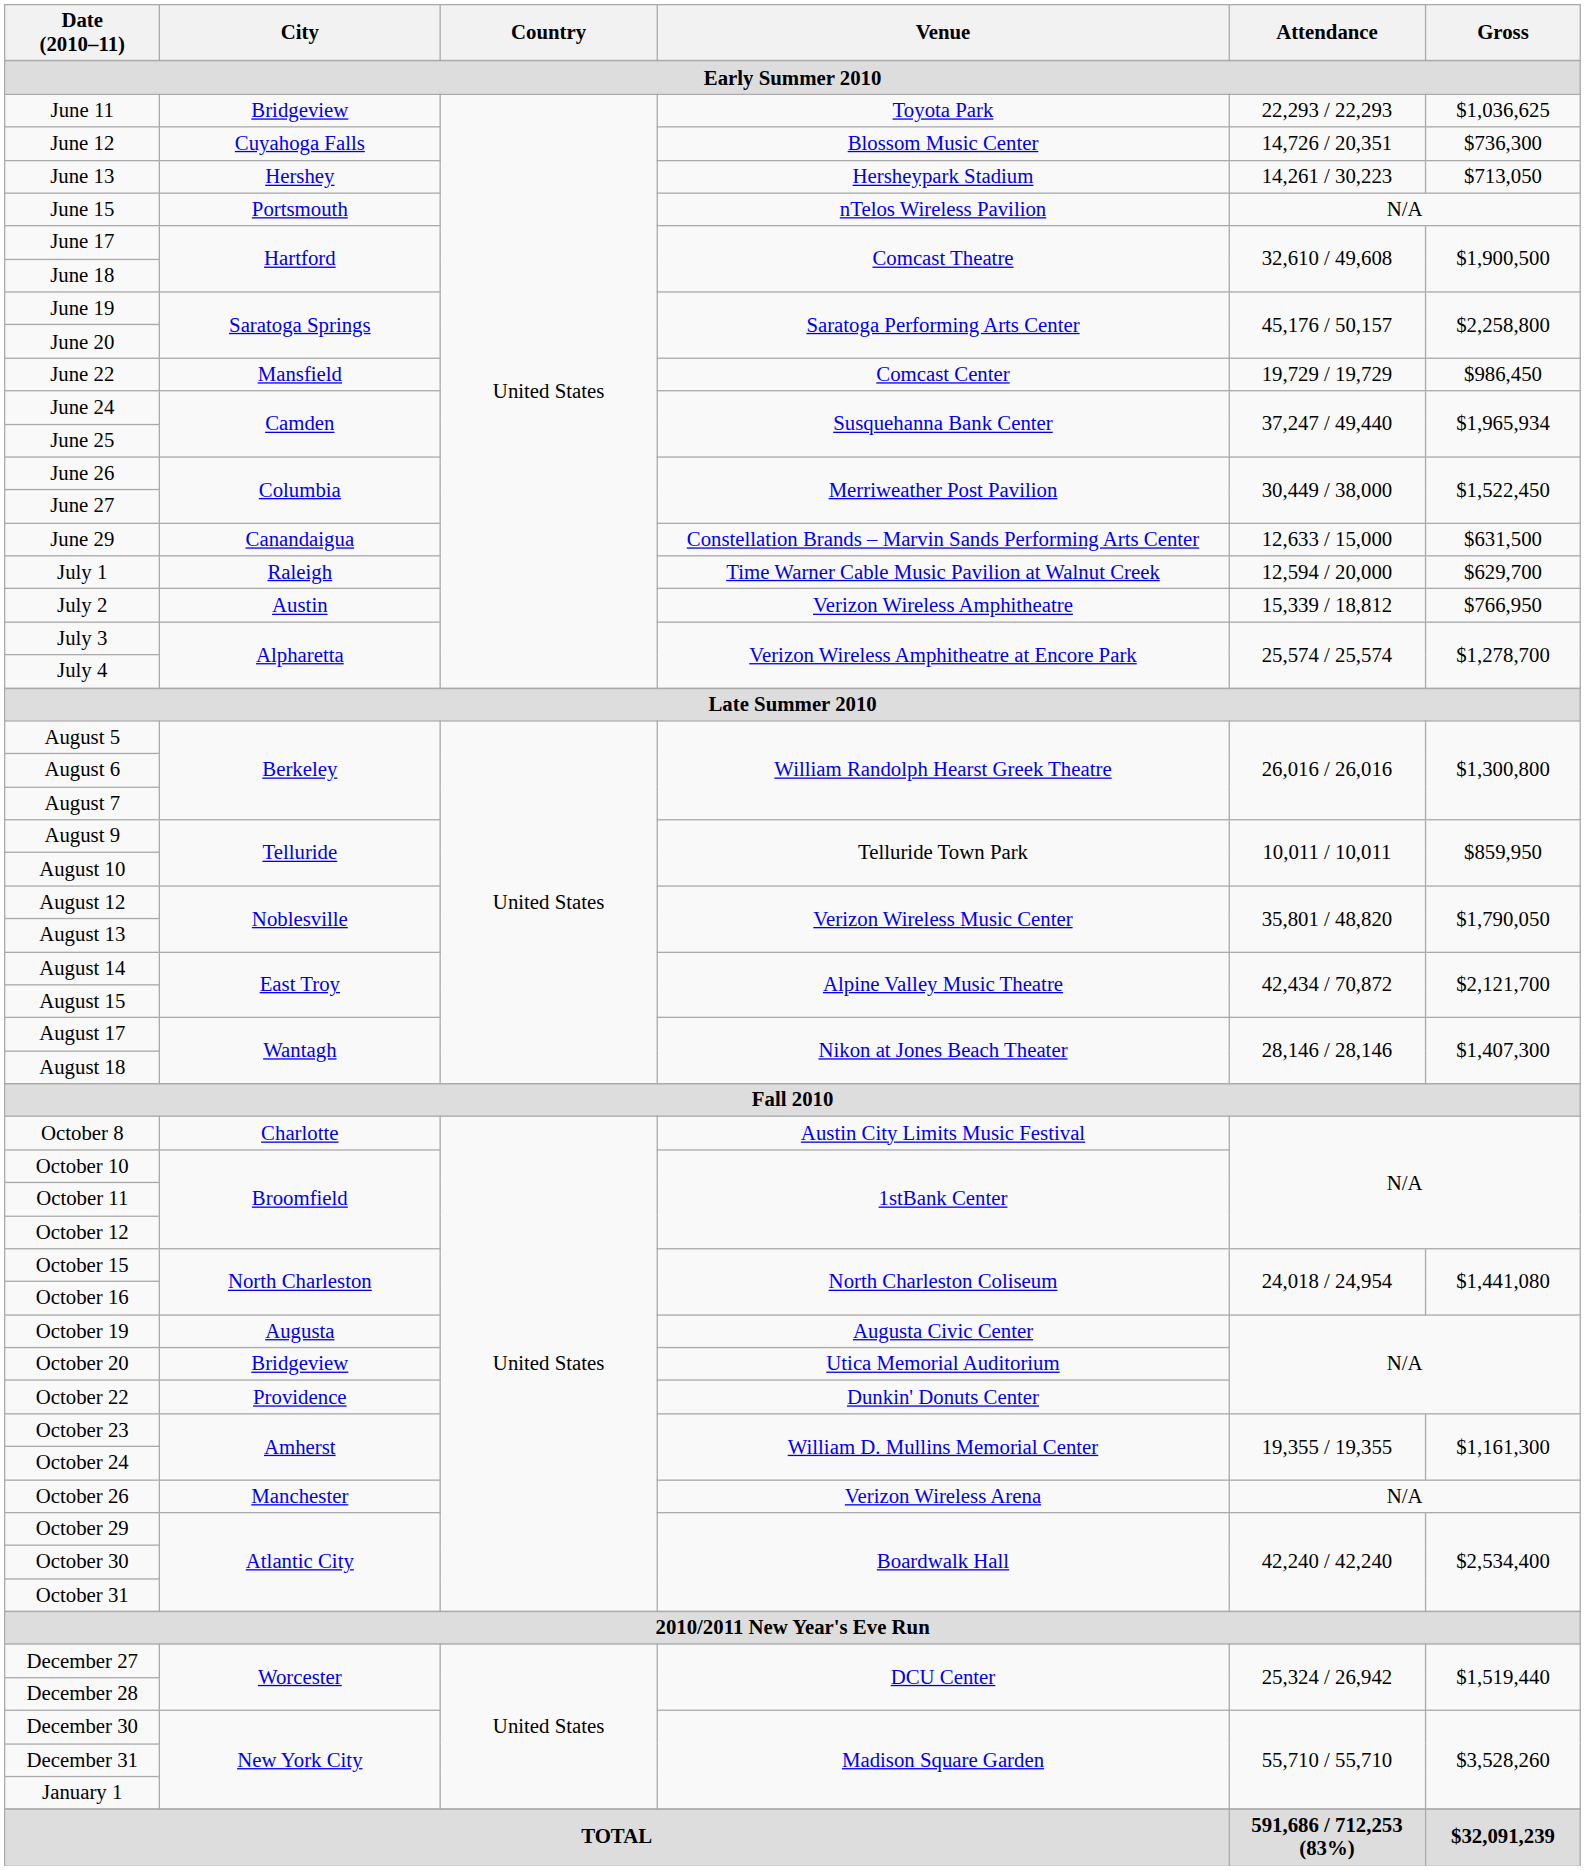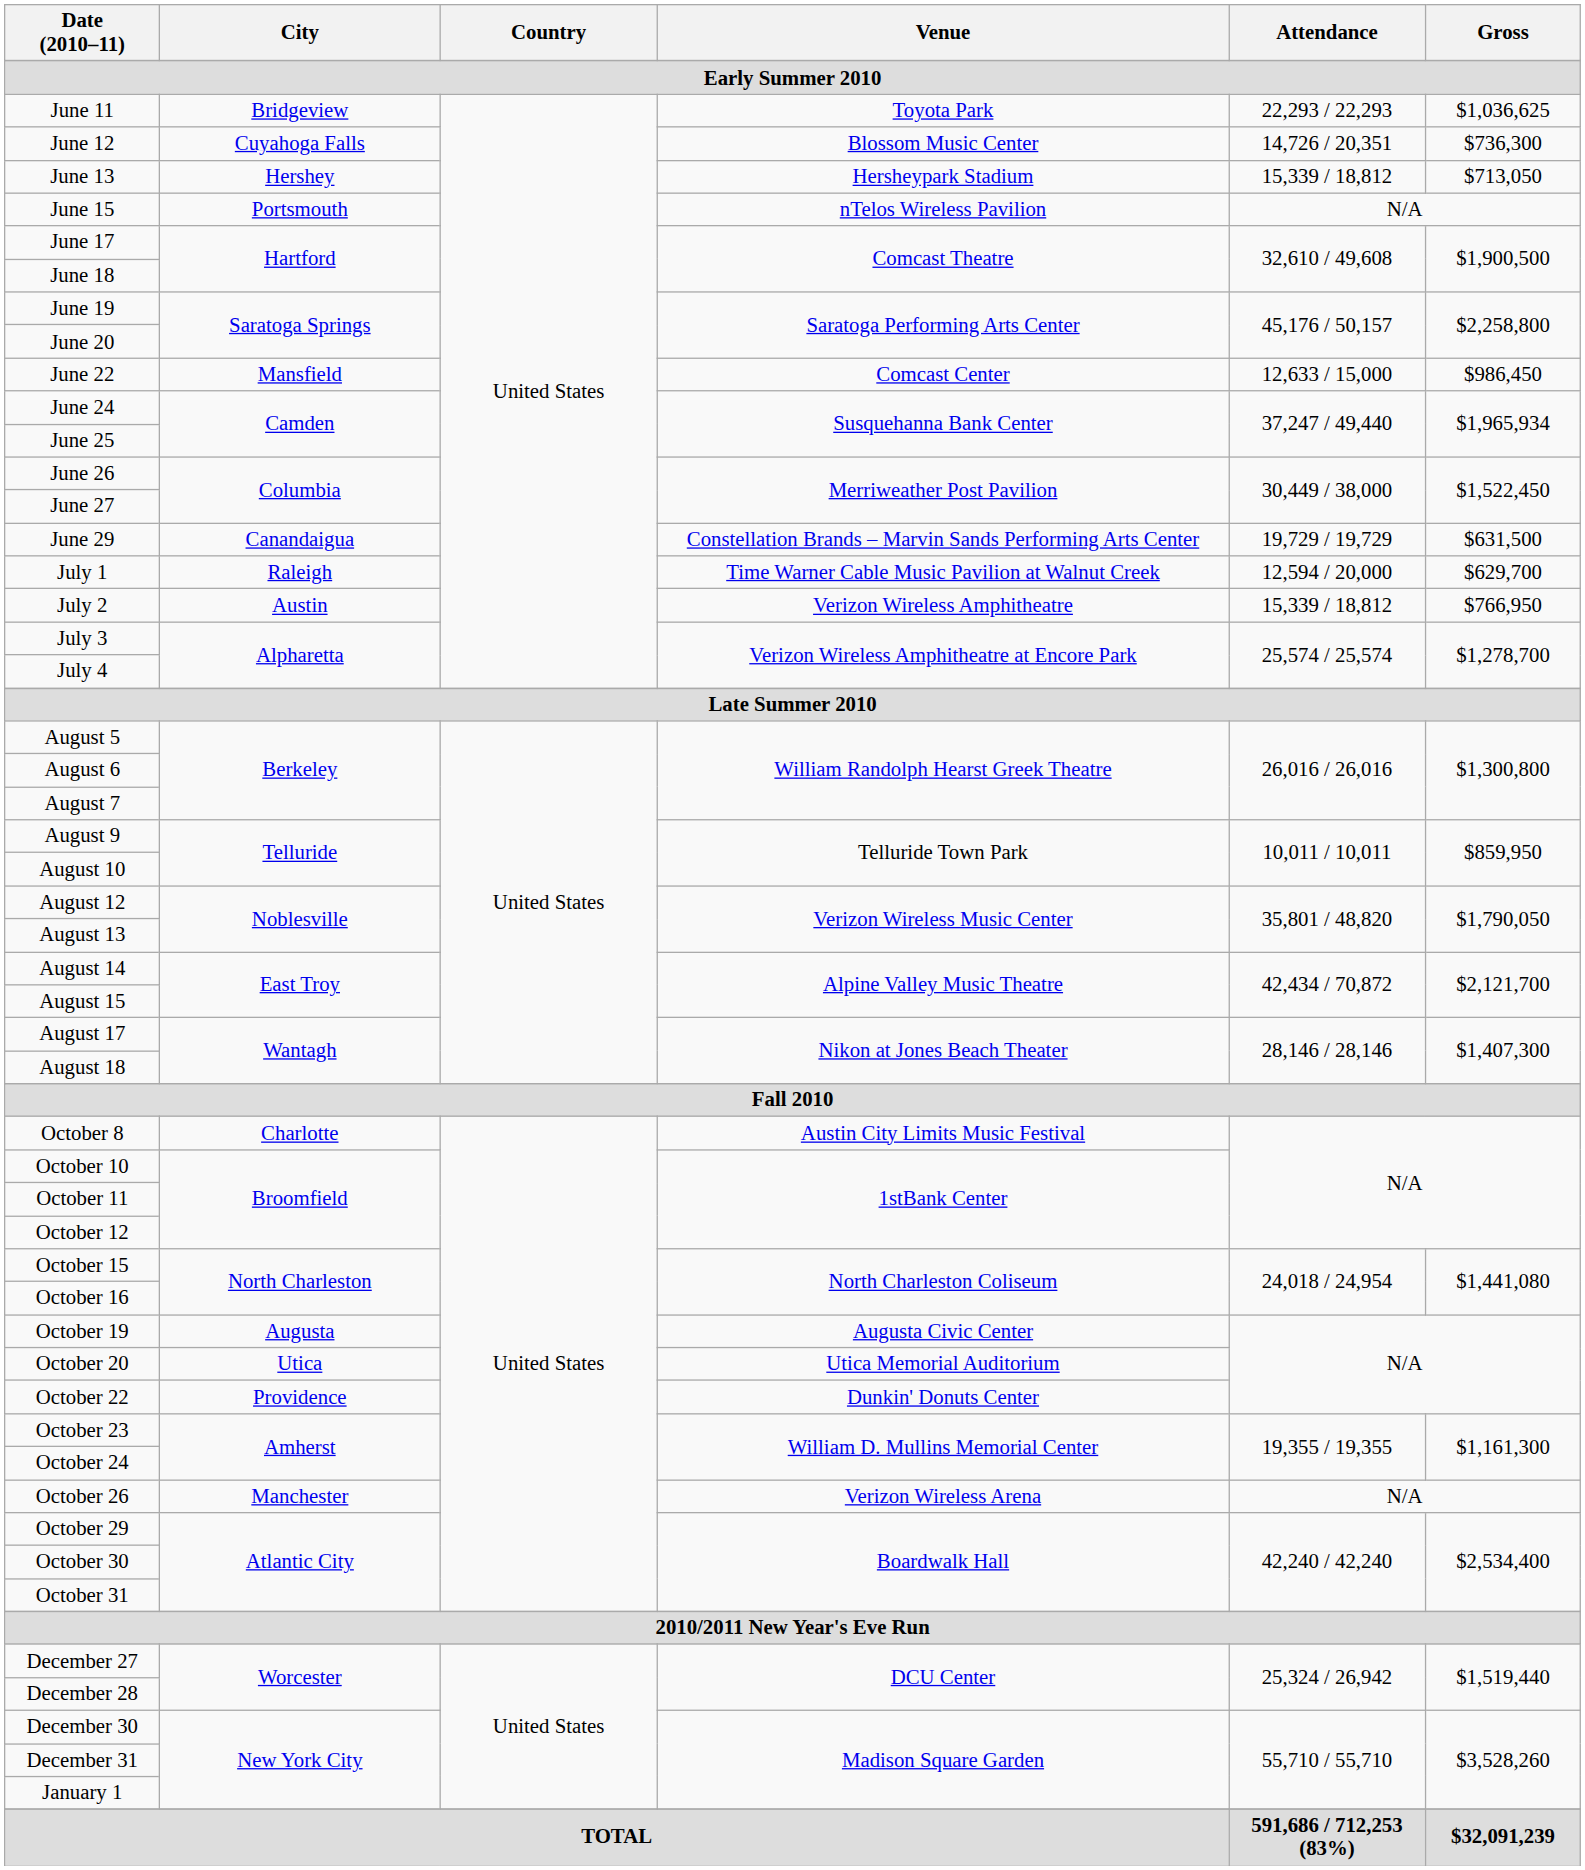(1327, 176) 14,261 / 30,223 -> (1327, 176) 15,339 / 18,812
(1327, 374) 19,729 / 19,729 -> (1327, 374) 12,633 / 15,000
(1327, 539) 12,633 / 15,000 -> (1327, 539) 19,729 / 19,729
(300, 1363) Bridgeview -> (300, 1363) Utica
